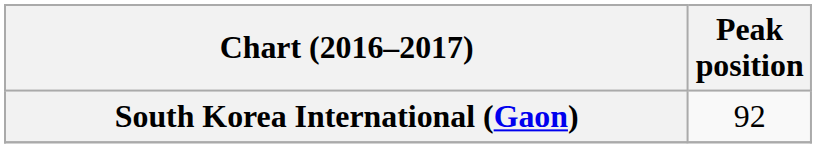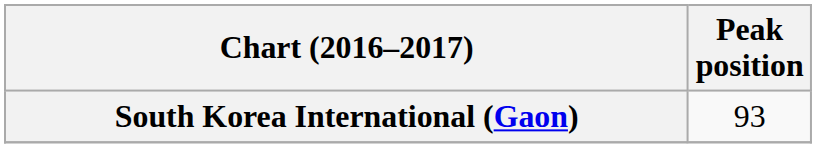(750, 116) 92 -> (750, 116) 93
